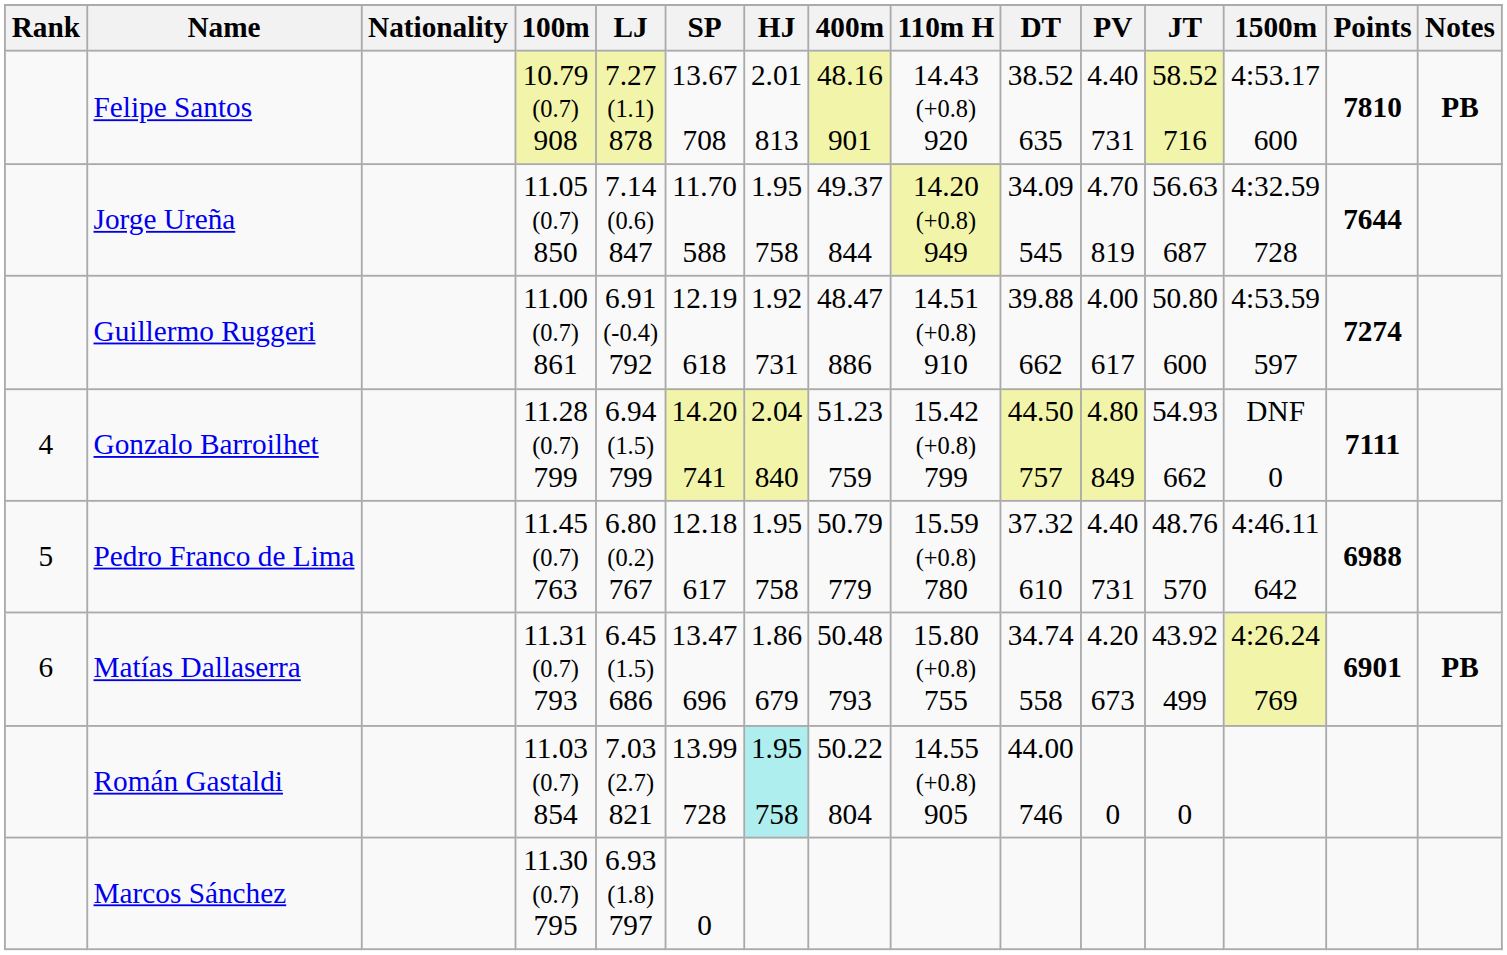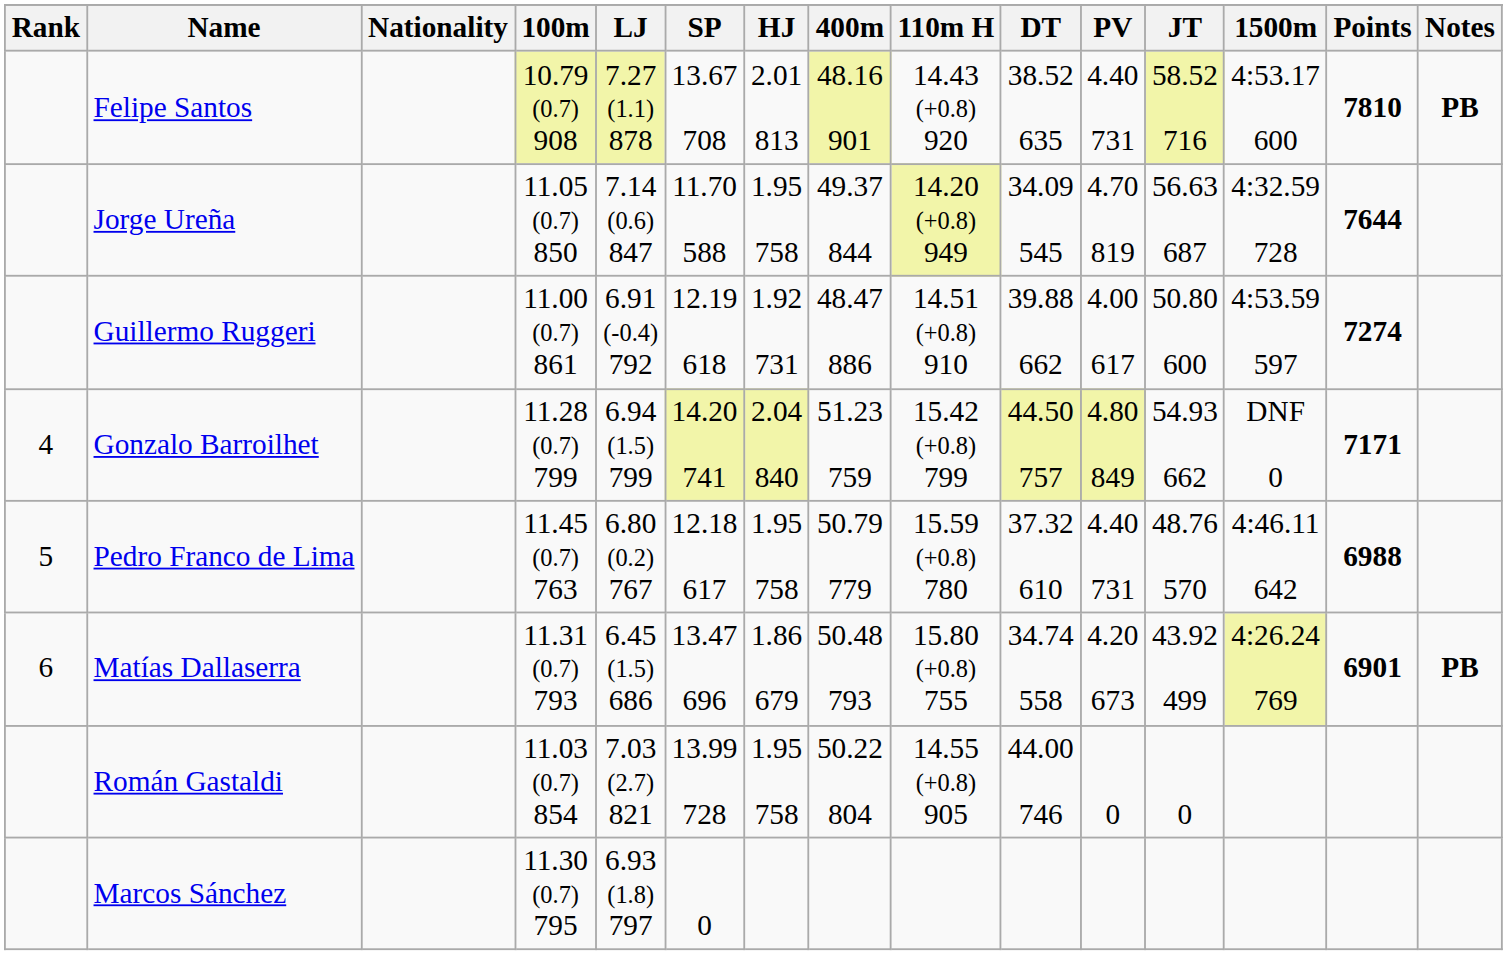(1373, 444) 7111 -> (1372, 444) 7171
(777, 780) paleturquoise background -> (777, 780) no background
